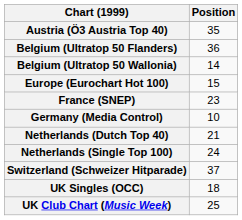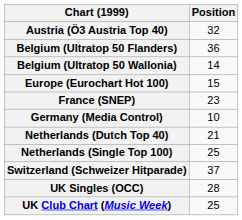(214, 30) 35 -> (214, 30) 32
(214, 153) 24 -> (214, 153) 25
(214, 188) 18 -> (214, 188) 28
